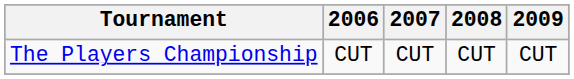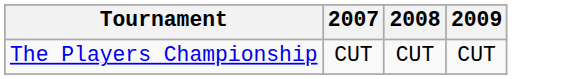- column: (353, 22)
